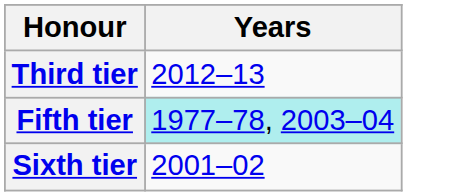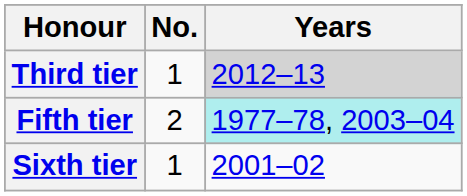+ column: (175, 27)
(208, 73) no background -> (268, 73) lightgrey background
